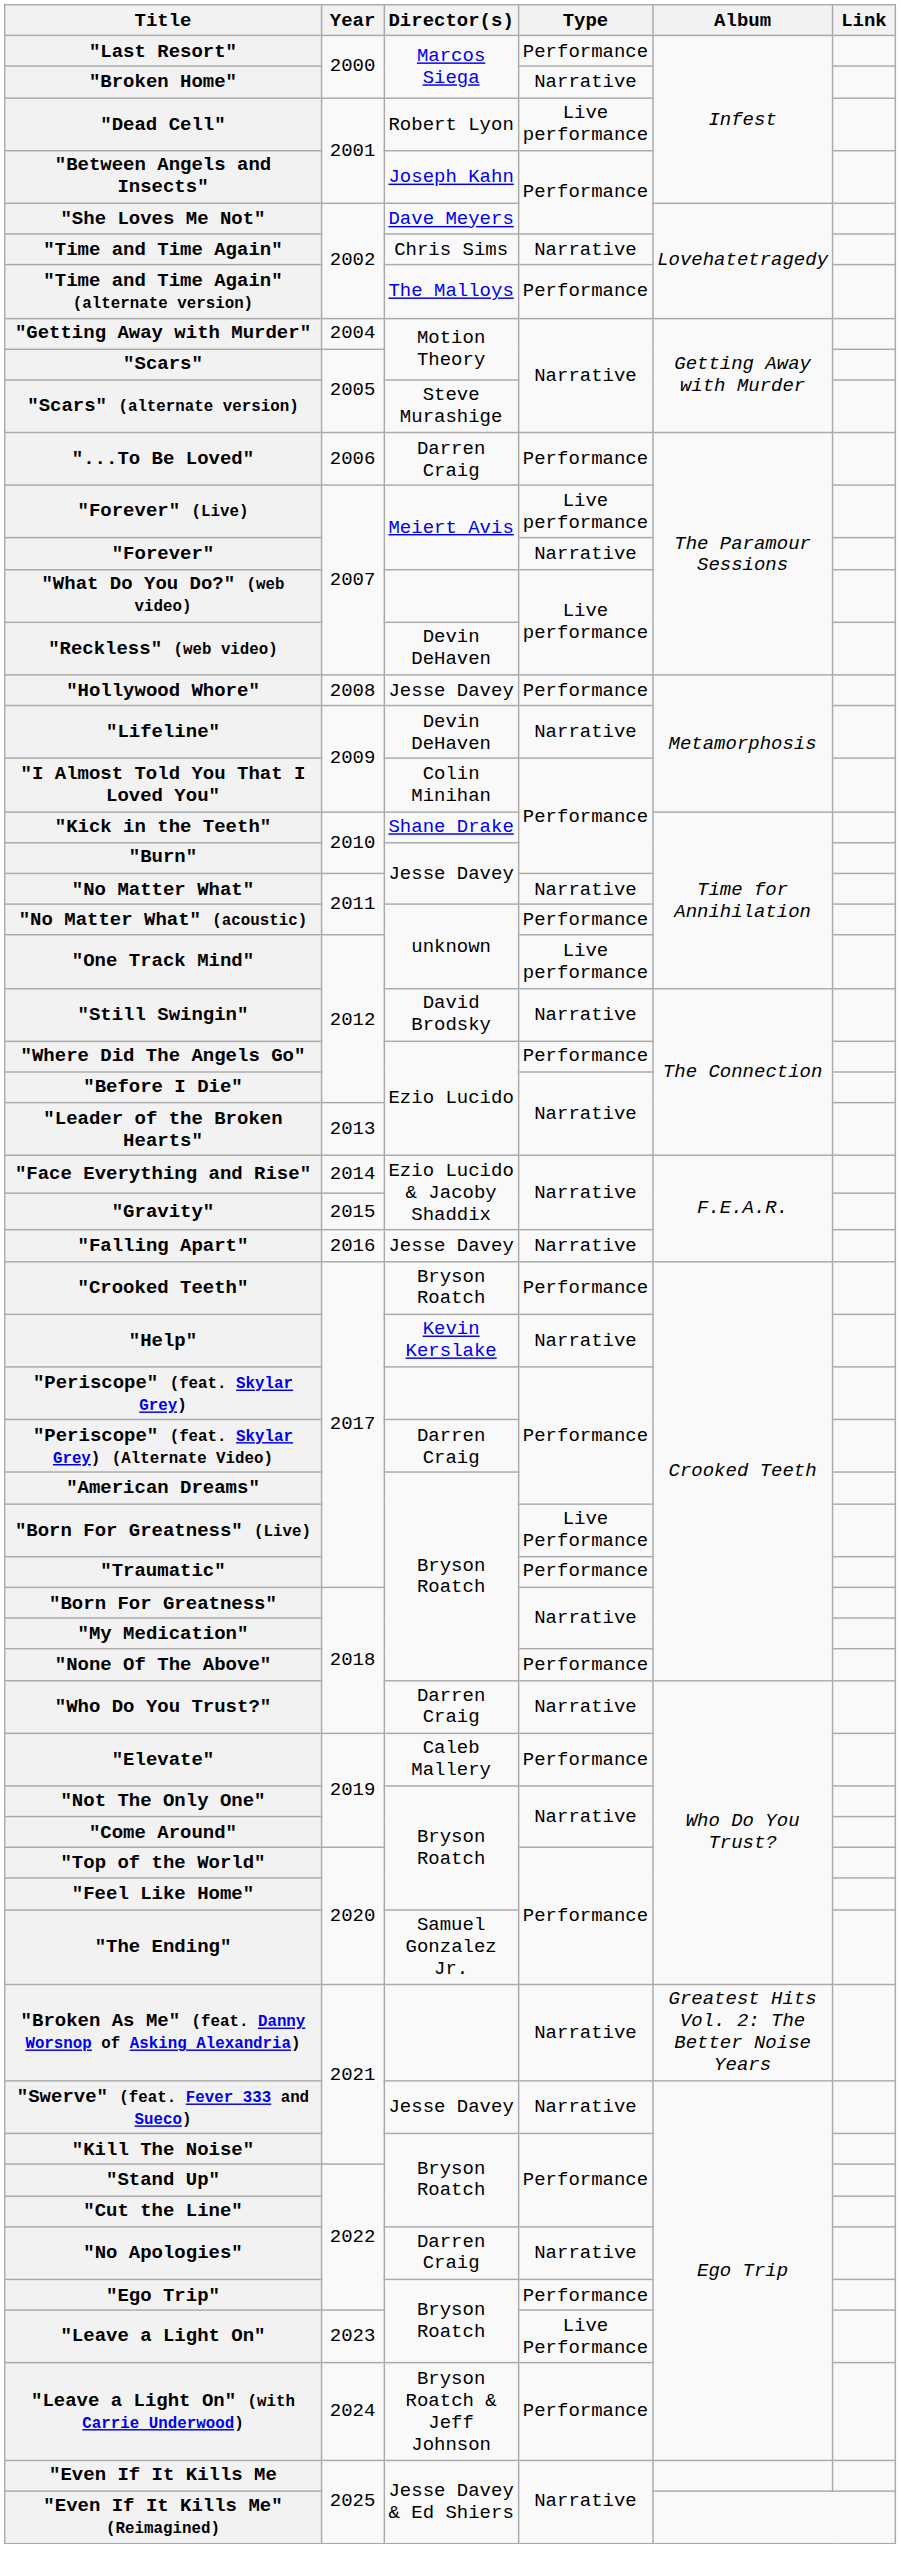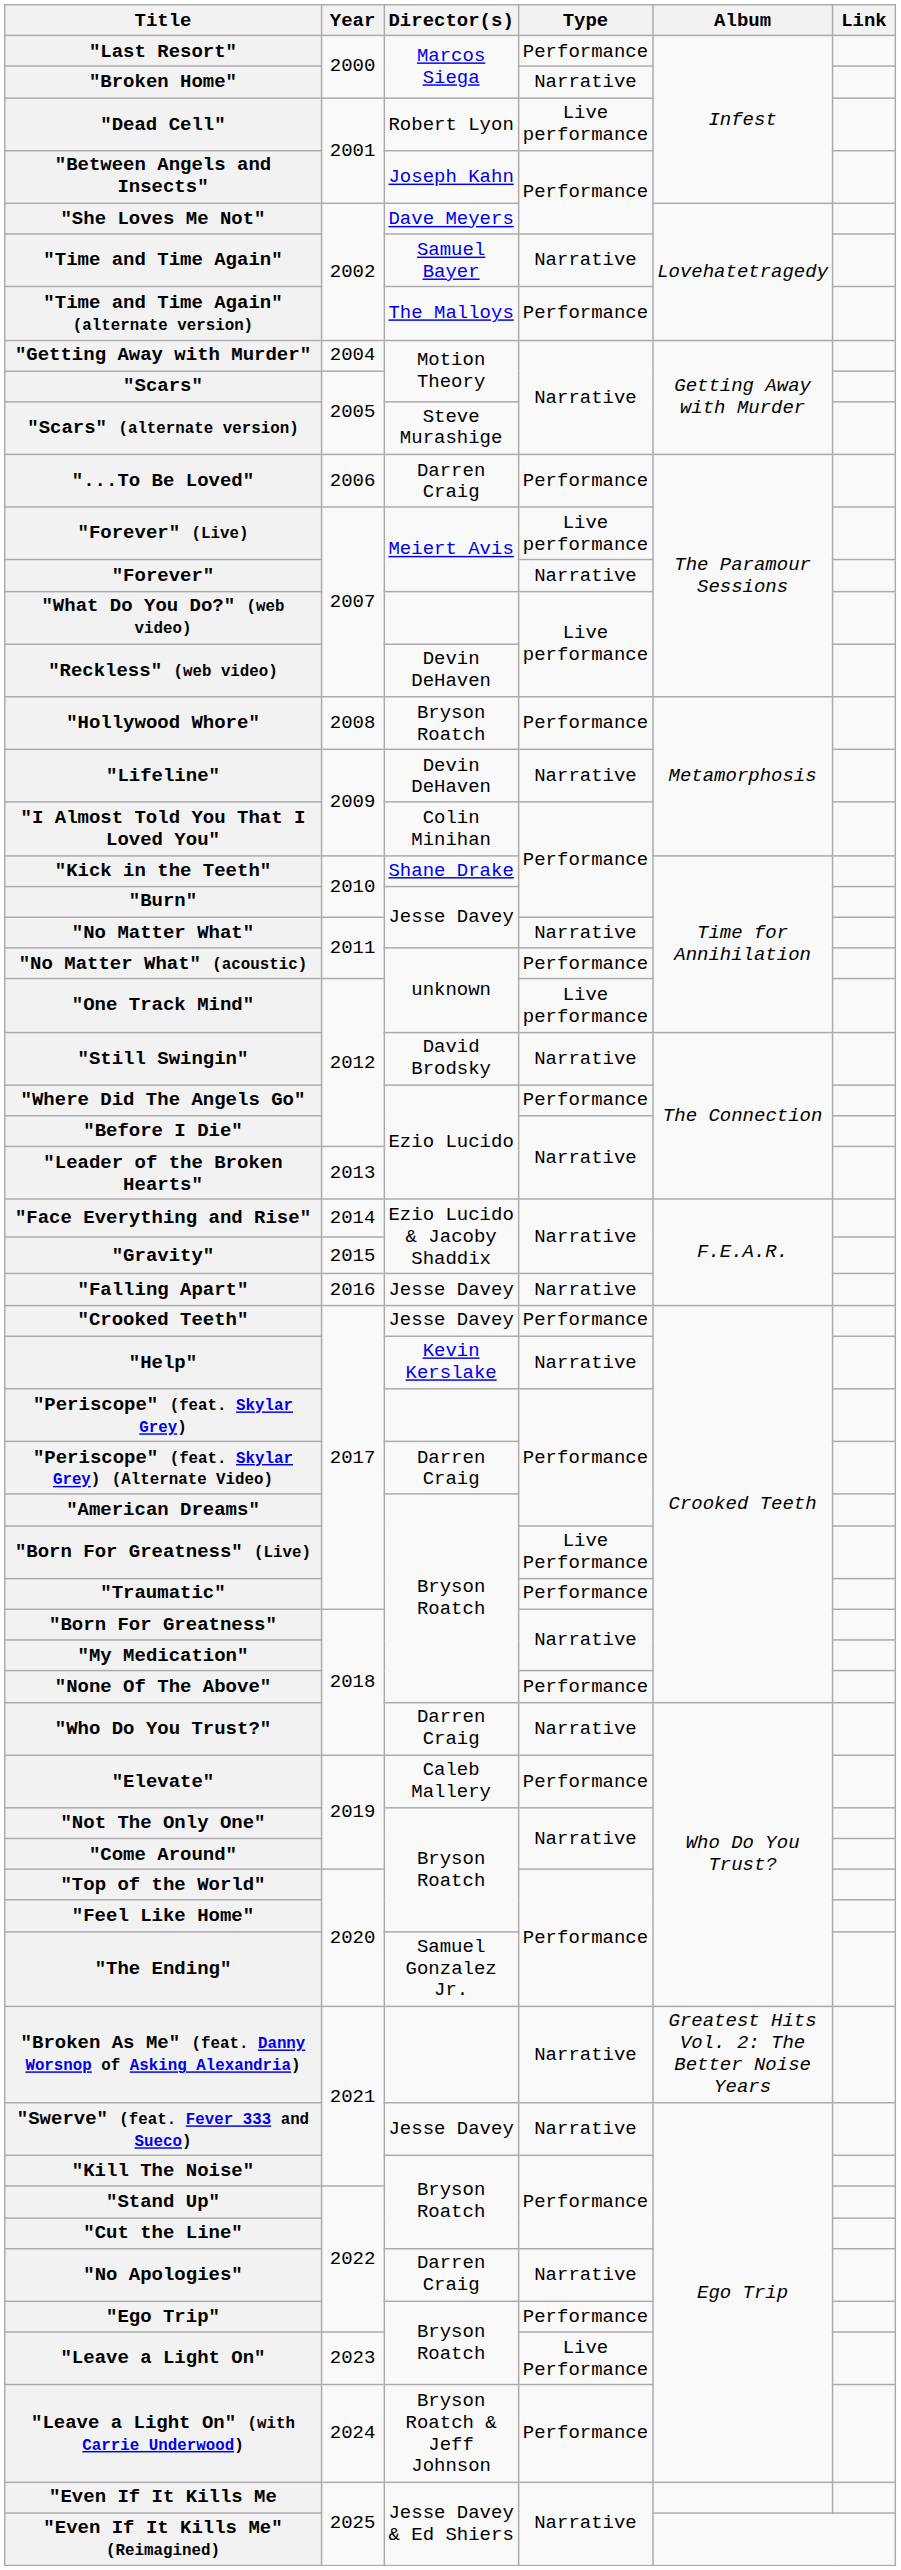(451, 250) Chris Sims -> (451, 261) Samuel Bayer
(451, 690) Jesse Davey -> (451, 723) Bryson Roatch
(451, 1288) Bryson Roatch -> (451, 1321) Jesse Davey
